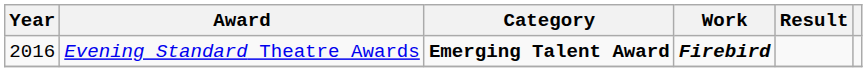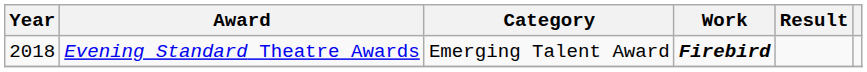(32, 51) 2016 -> (32, 51) 2018
(549, 51) bold -> (549, 51) normal
